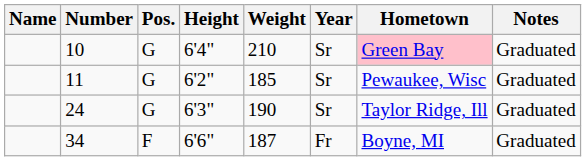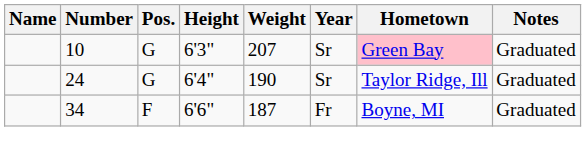(199, 49) 6'4" -> (199, 49) 6'3"
(262, 49) 210 -> (262, 49) 207
- row: (75, 79)
(199, 110) 6'3" -> (199, 79) 6'4"
